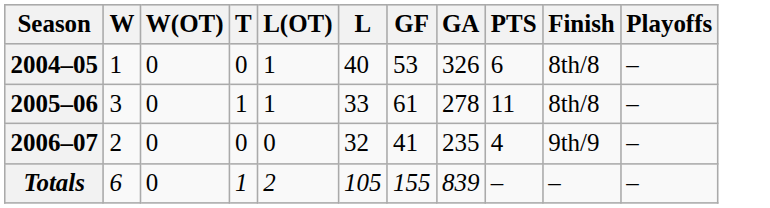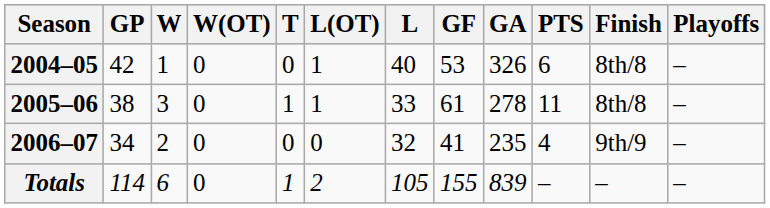+ column: (127, 24)
